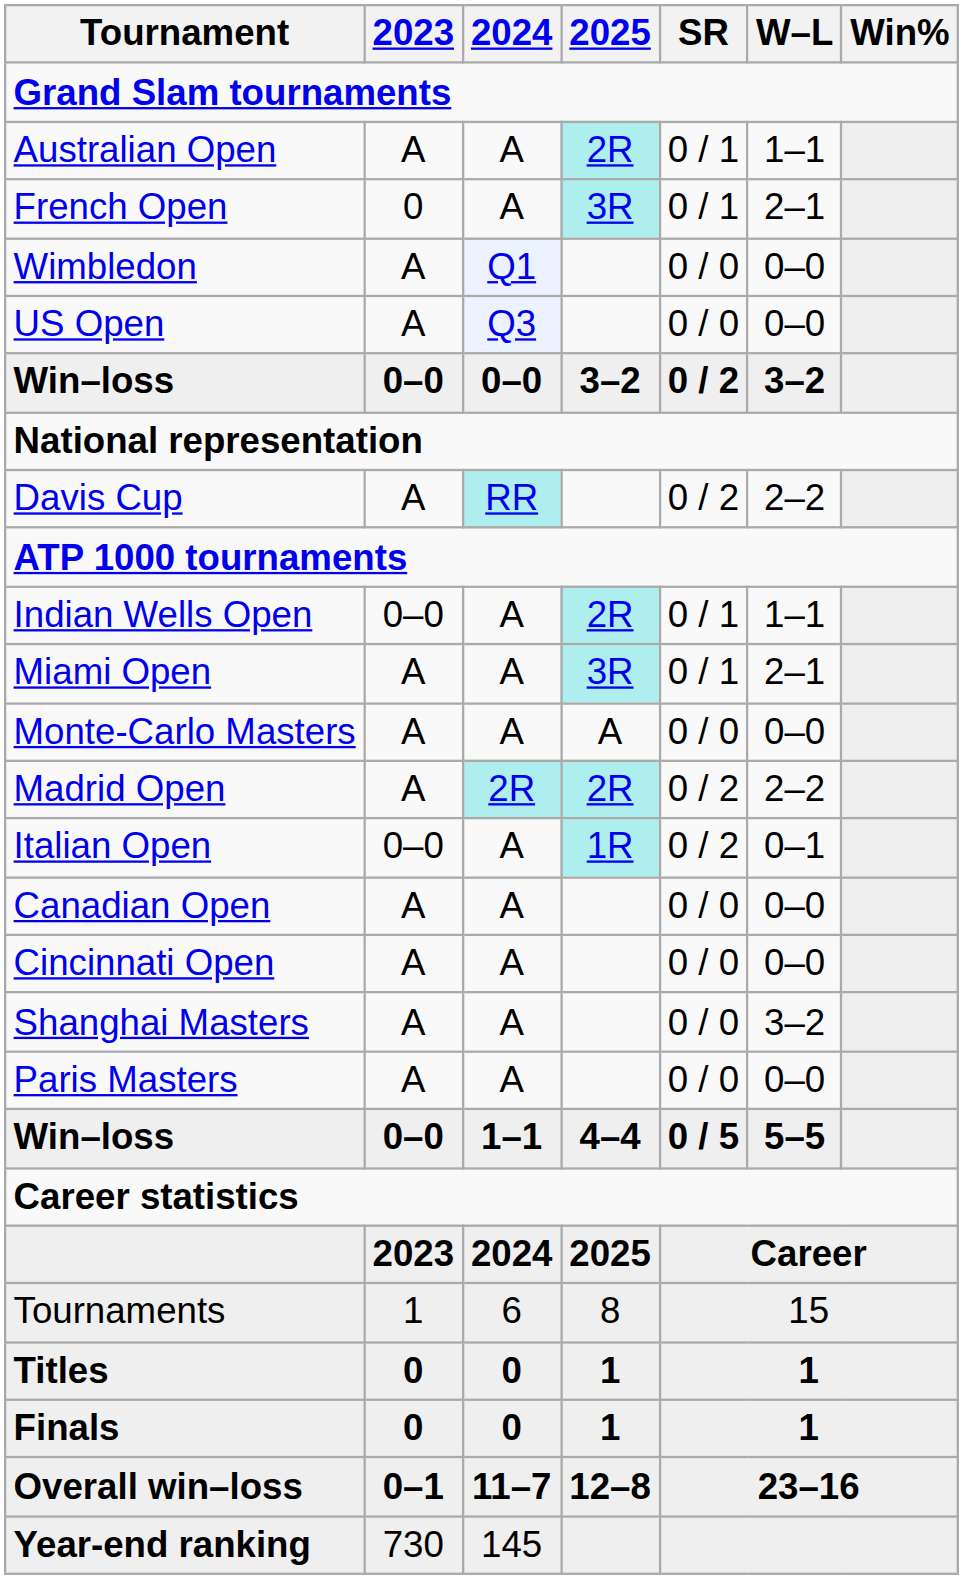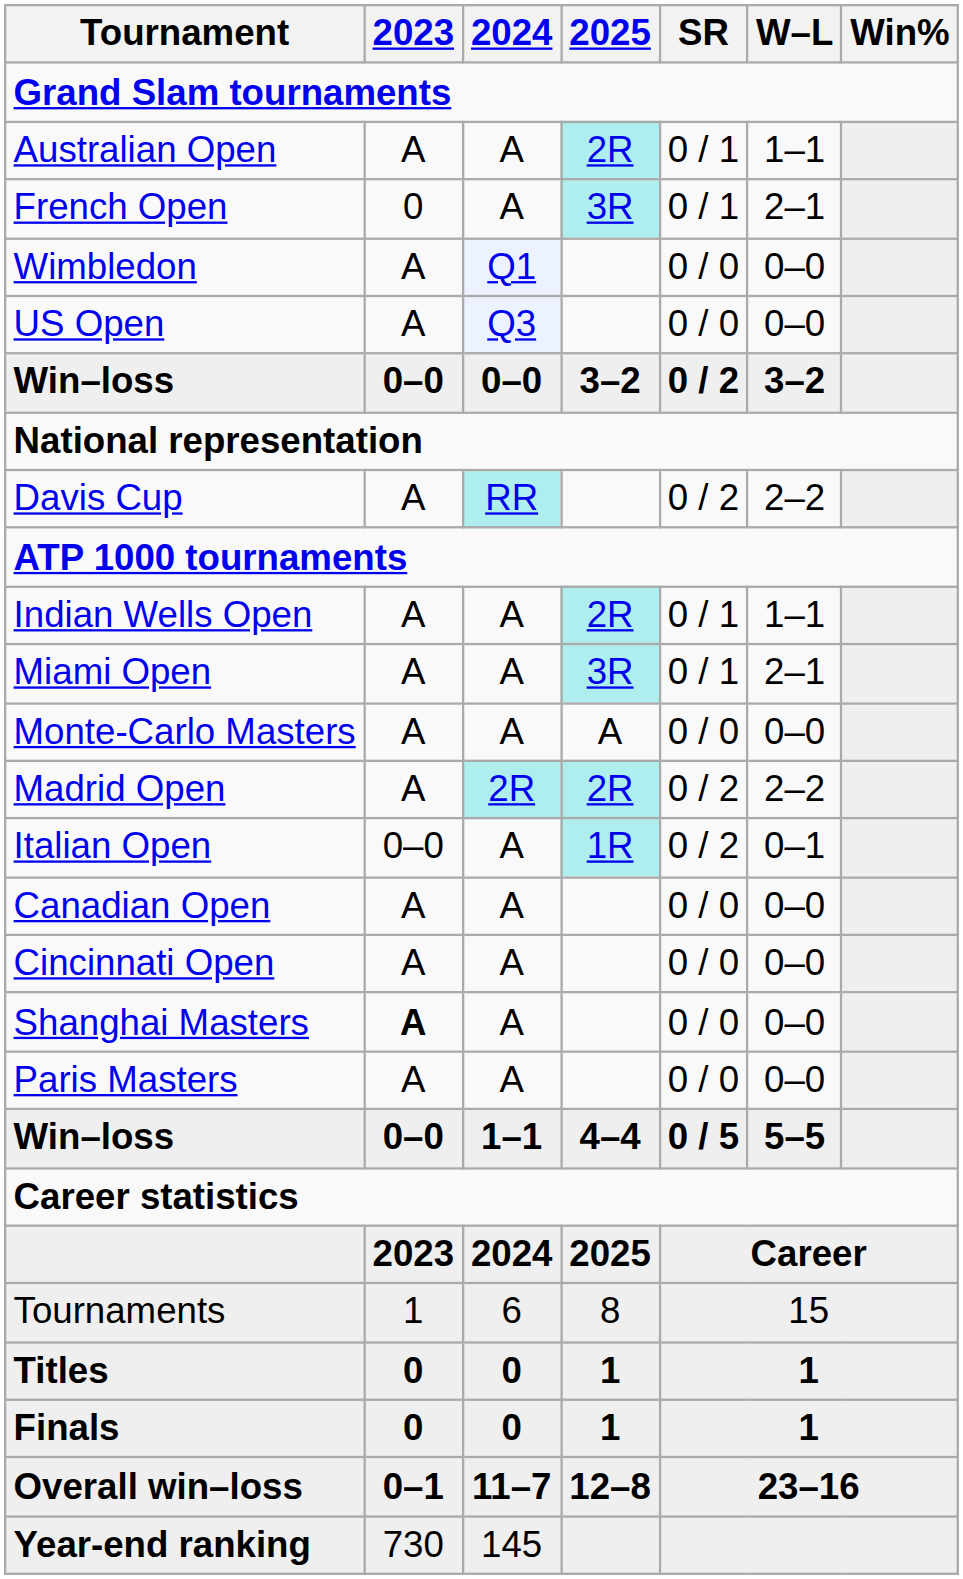(413, 614) 0–0 -> (413, 614) A
(413, 1021) normal -> (413, 1021) bold
(795, 1021) 3–2 -> (795, 1021) 0–0
